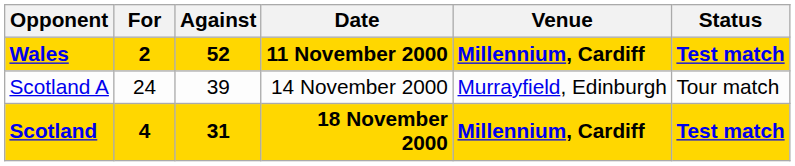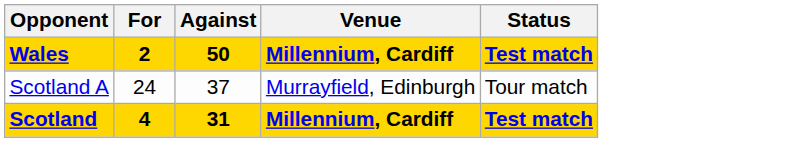- column: (357, 20)
(218, 53) 52 -> (218, 53) 50
(218, 86) 39 -> (218, 86) 37
